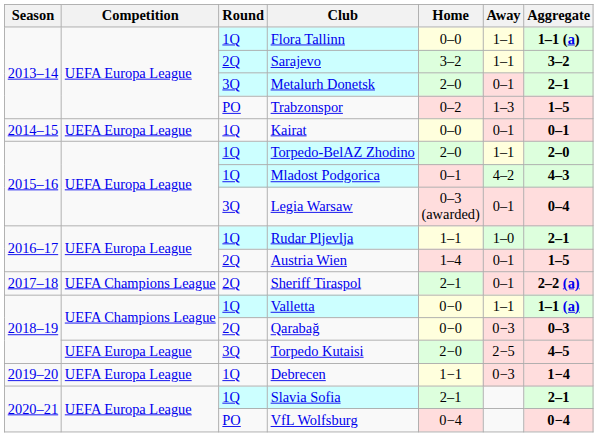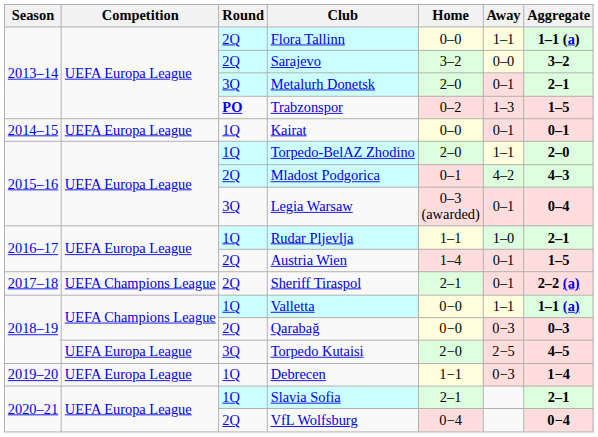(231, 38) 1Q -> (231, 38) 2Q
(503, 61) 1–1 -> (503, 61) 0–0
(232, 107) normal -> (232, 107) bold
(231, 175) 1Q -> (231, 175) 2Q
(232, 420) PO -> (231, 420) 2Q
